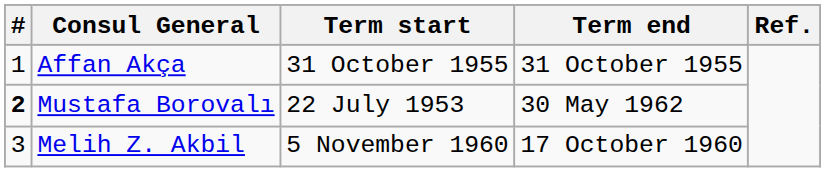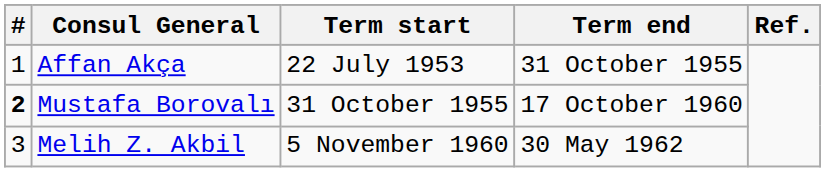(398, 65) 31 October 1955 -> (375, 65) 22 July 1953
(375, 106) 22 July 1953 -> (398, 106) 31 October 1955
(602, 106) 30 May 1962 -> (632, 106) 17 October 1960
(632, 146) 17 October 1960 -> (602, 146) 30 May 1962
